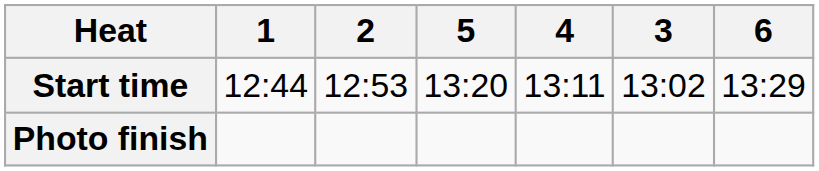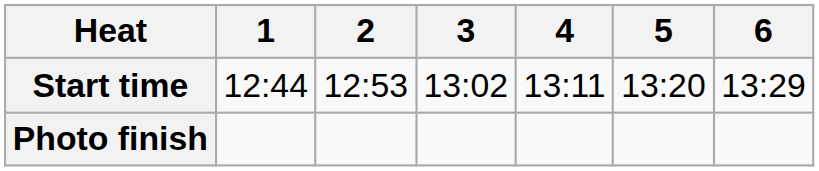columns swapped: (663, 31) <-> (466, 31)
